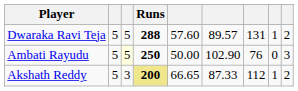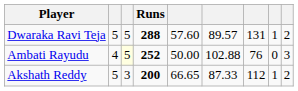(115, 55) 5 -> (115, 55) 4
(150, 55) 250 -> (150, 55) 252
(223, 55) 102.90 -> (223, 55) 102.88
(150, 75) khaki background -> (150, 75) no background
